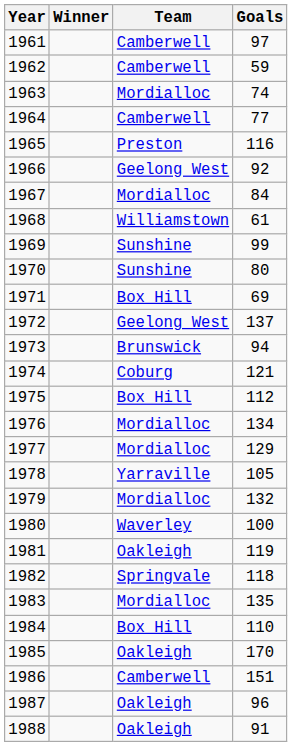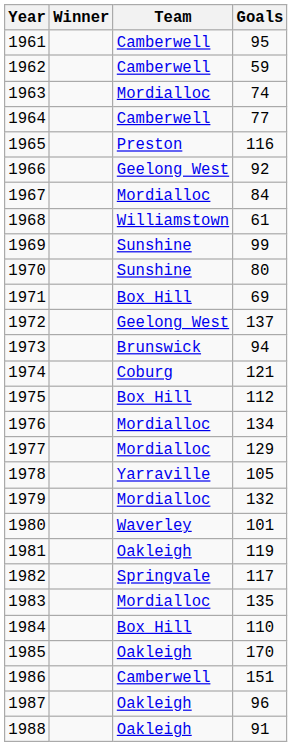(260, 43) 97 -> (260, 43) 95
(260, 526) 100 -> (260, 526) 101
(260, 577) 118 -> (260, 577) 117
